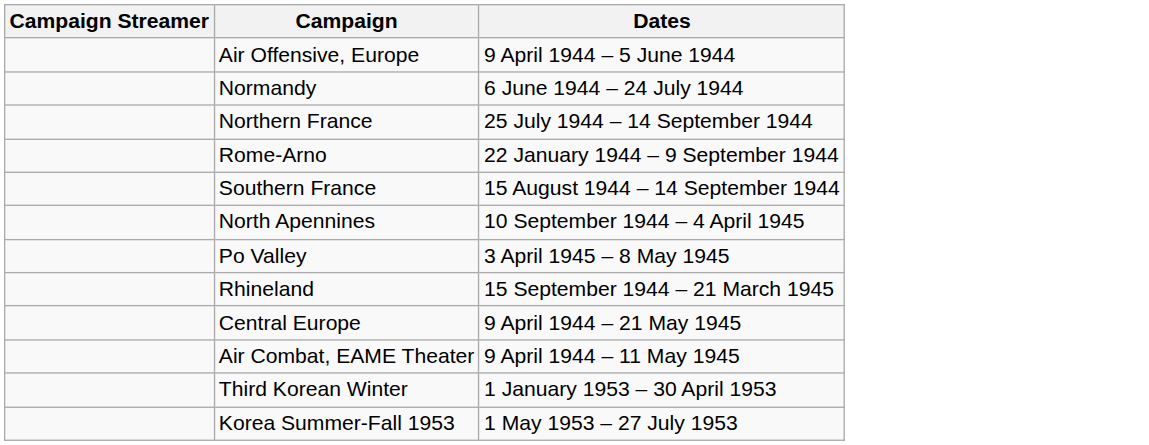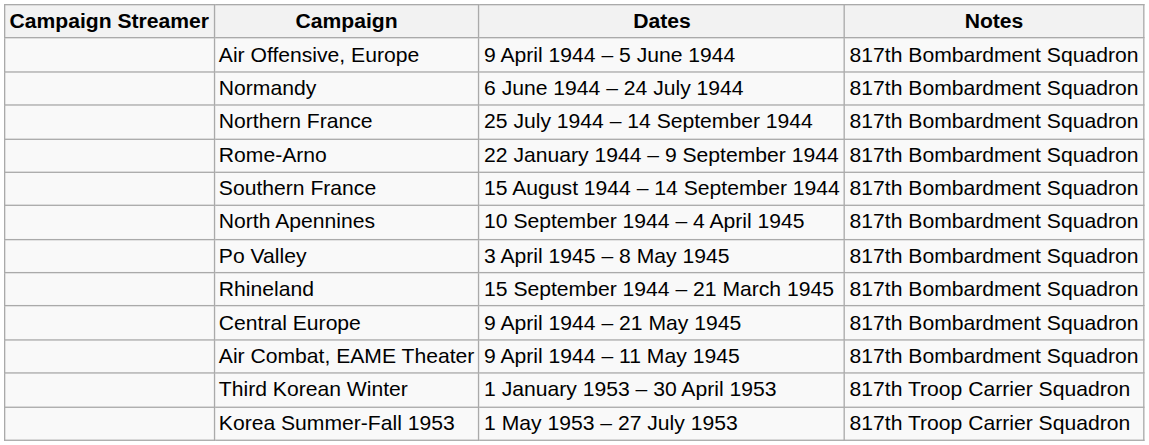+ column: (994, 21)
